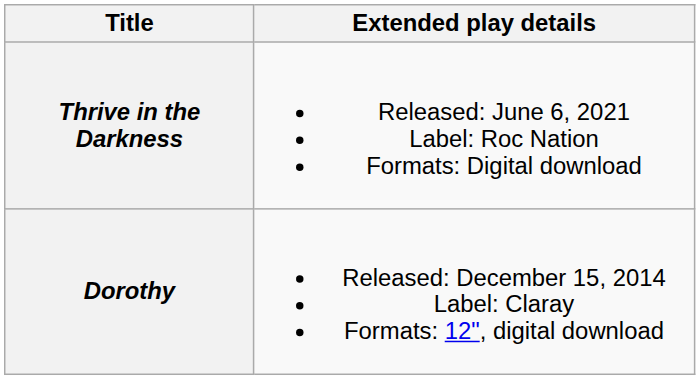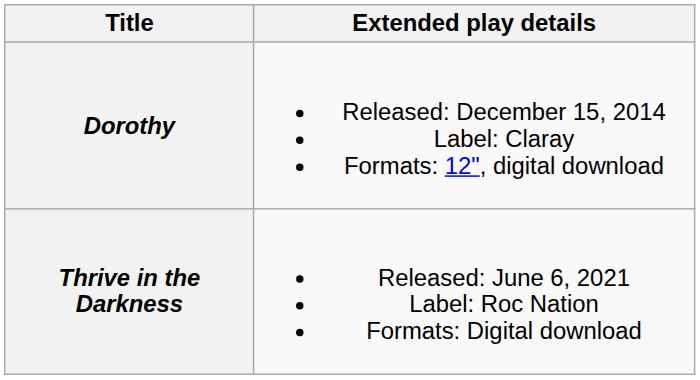rows swapped: (129, 291) <-> (129, 125)
